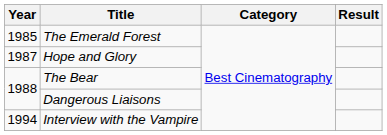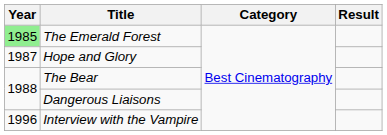(22, 36) no background -> (22, 36) lightgreen background
(22, 120) 1994 -> (22, 120) 1996
